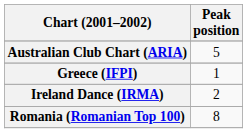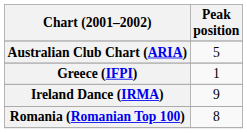(216, 95) 2 -> (216, 95) 9
